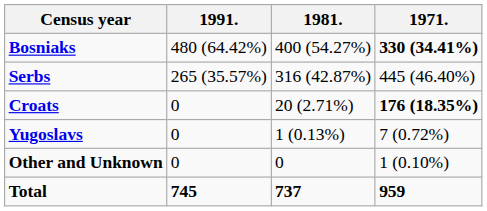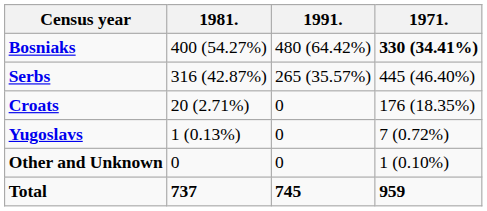columns swapped: (219, 19) <-> (323, 19)
(429, 105) bold -> (427, 105) normal
